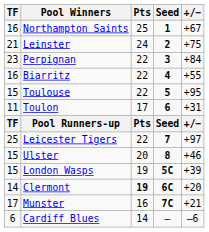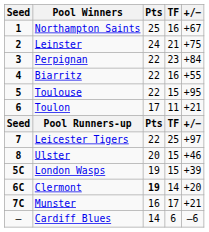columns swapped: (167, 12) <-> (13, 12)
(193, 108) +31 -> (193, 108) +21
